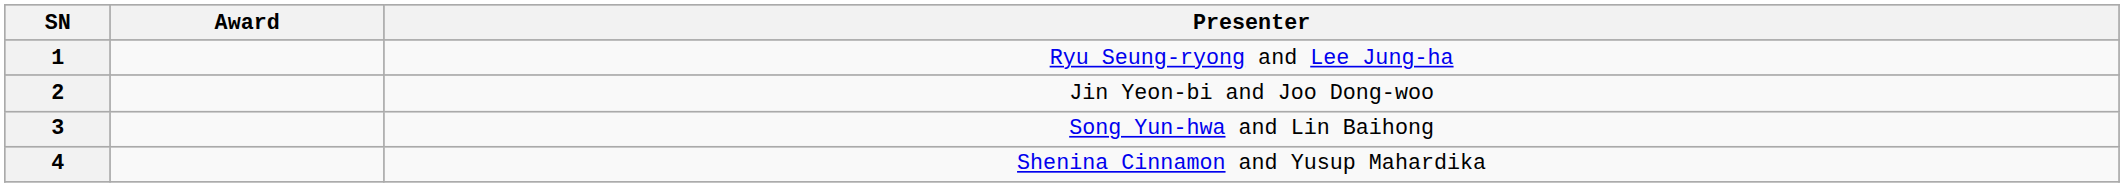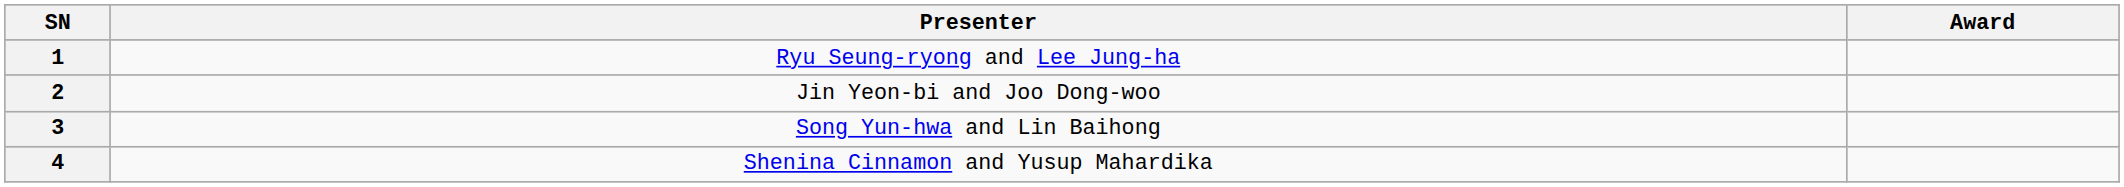columns swapped: (1252, 23) <-> (247, 23)
